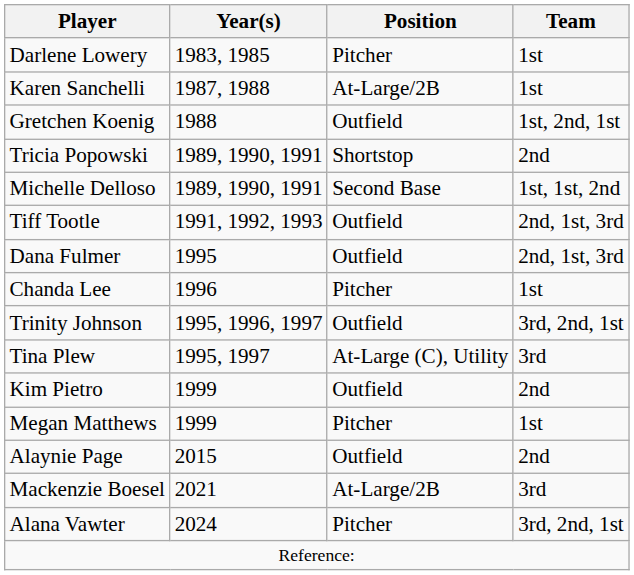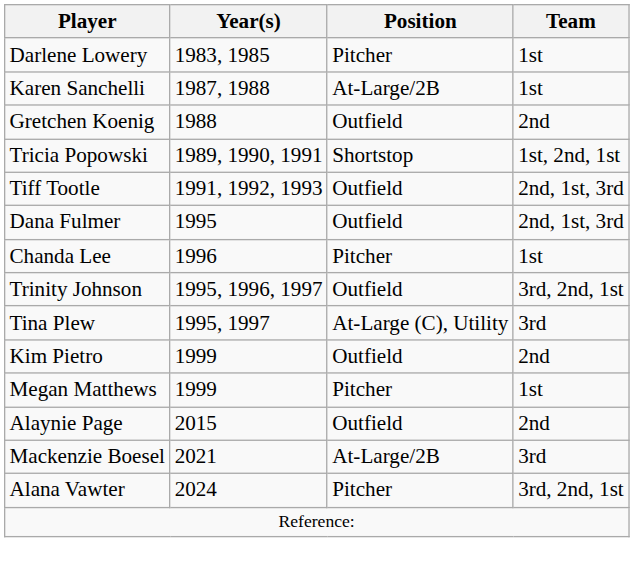(569, 121) 1st, 2nd, 1st -> (534, 121) 2nd
(534, 155) 2nd -> (569, 155) 1st, 2nd, 1st
- row: (83, 188)
